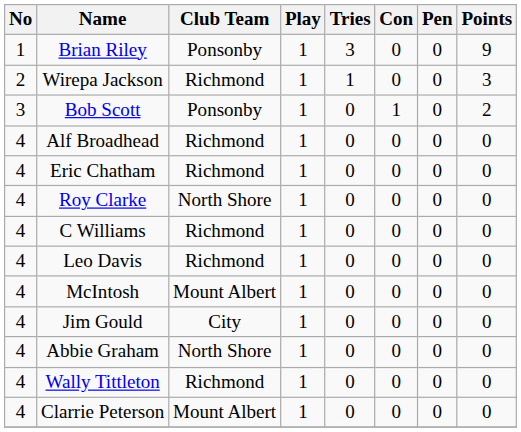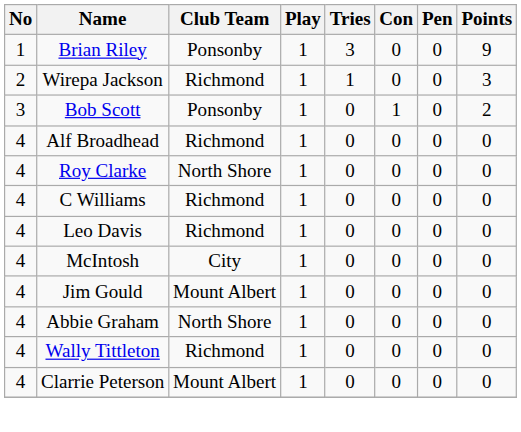- row: (103, 170)
(225, 291) Mount Albert -> (225, 261) City
(225, 321) City -> (225, 291) Mount Albert
